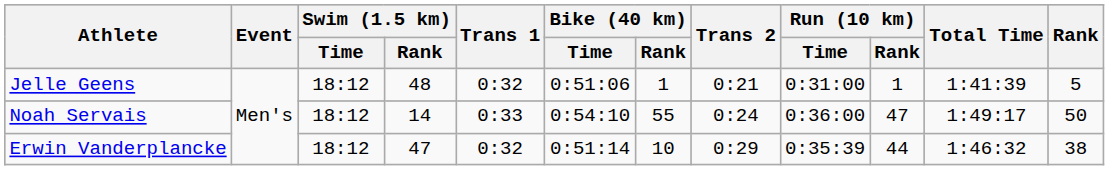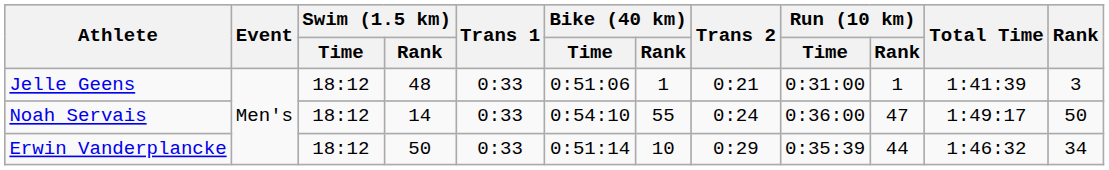(500, 85) 0:32 -> (500, 85) 0:33
(1076, 85) 5 -> (1076, 85) 3
(420, 149) 47 -> (420, 149) 50
(500, 149) 0:32 -> (500, 149) 0:33
(1076, 149) 38 -> (1076, 149) 34
